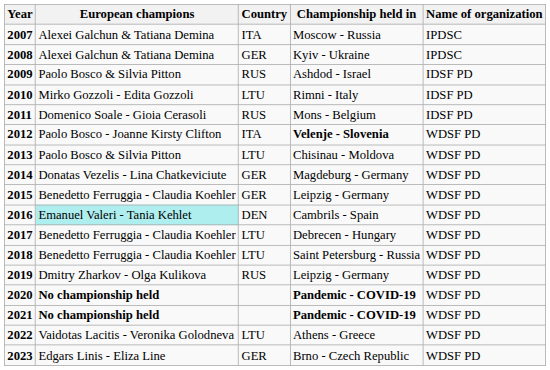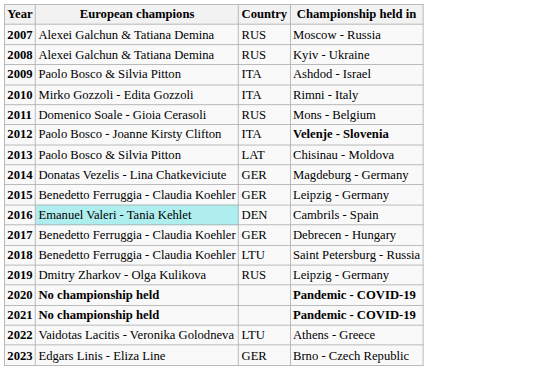- column: (484, 14)
(252, 34) ITA -> (254, 34) RUS
(254, 54) GER -> (254, 54) RUS
(254, 74) RUS -> (252, 74) ITA
(253, 94) LTU -> (252, 94) ITA
(253, 154) LTU -> (253, 154) LAT
(253, 235) LTU -> (254, 235) GER
